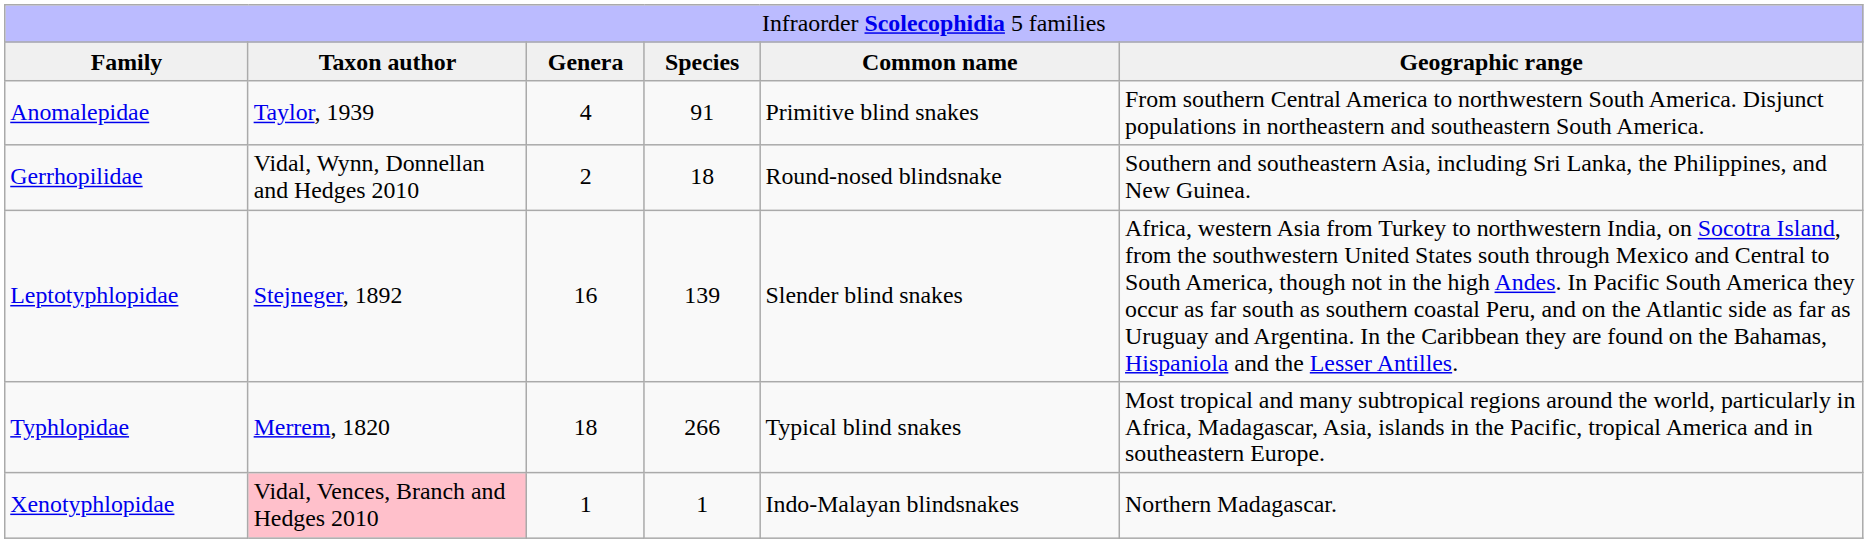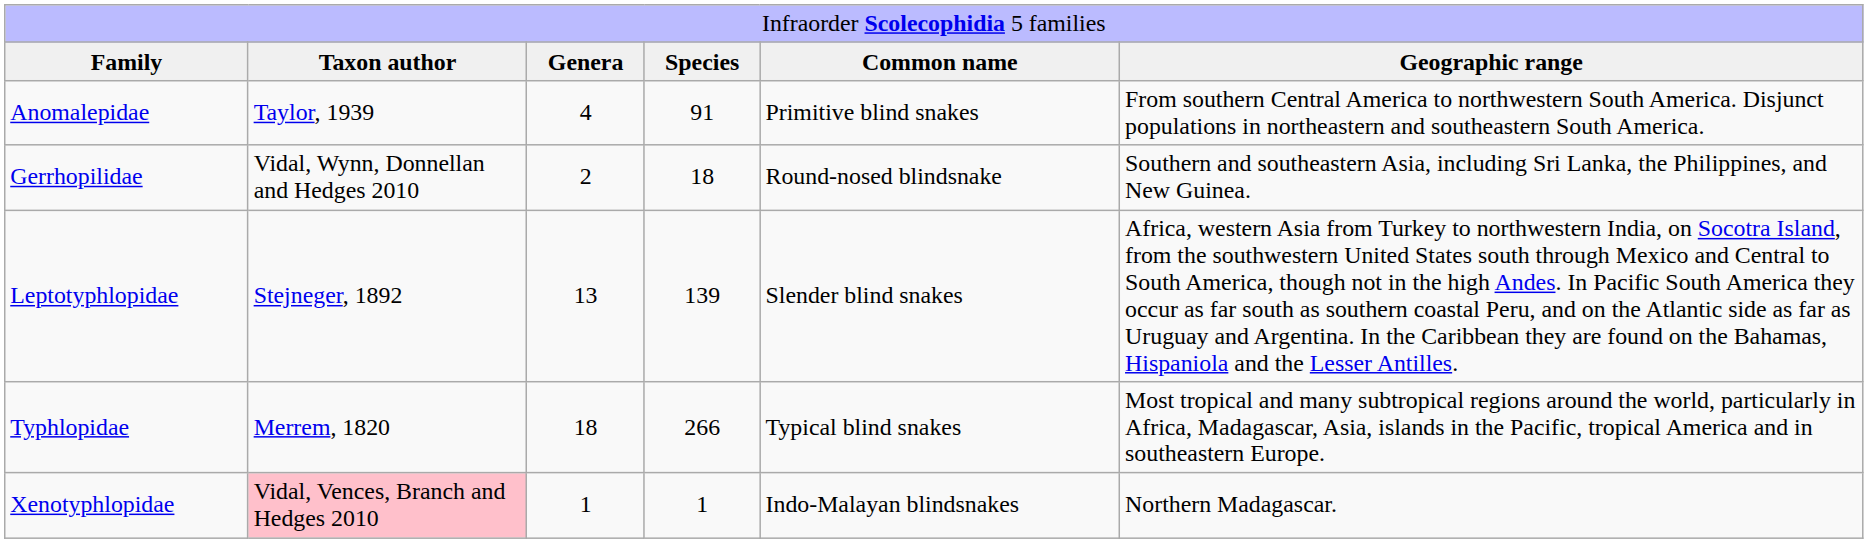(586, 295) 16 -> (586, 295) 13
